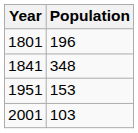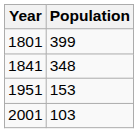(63, 41) 196 -> (63, 41) 399
